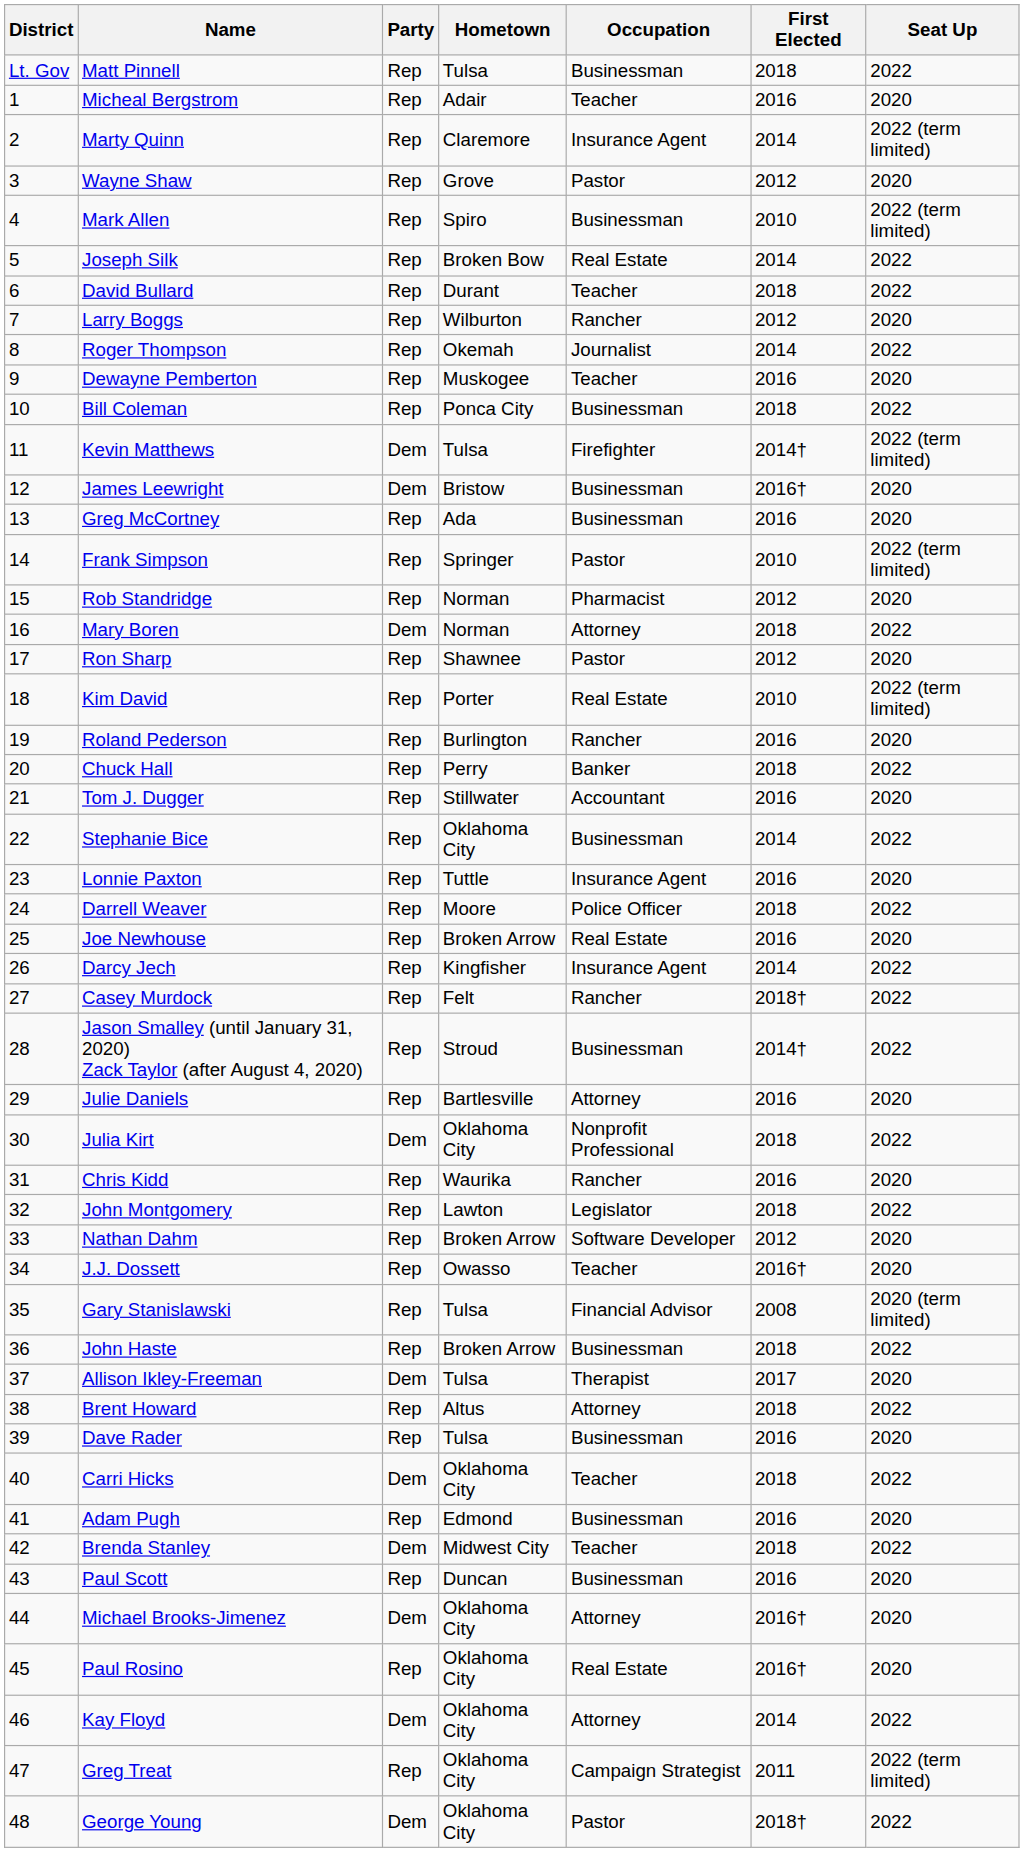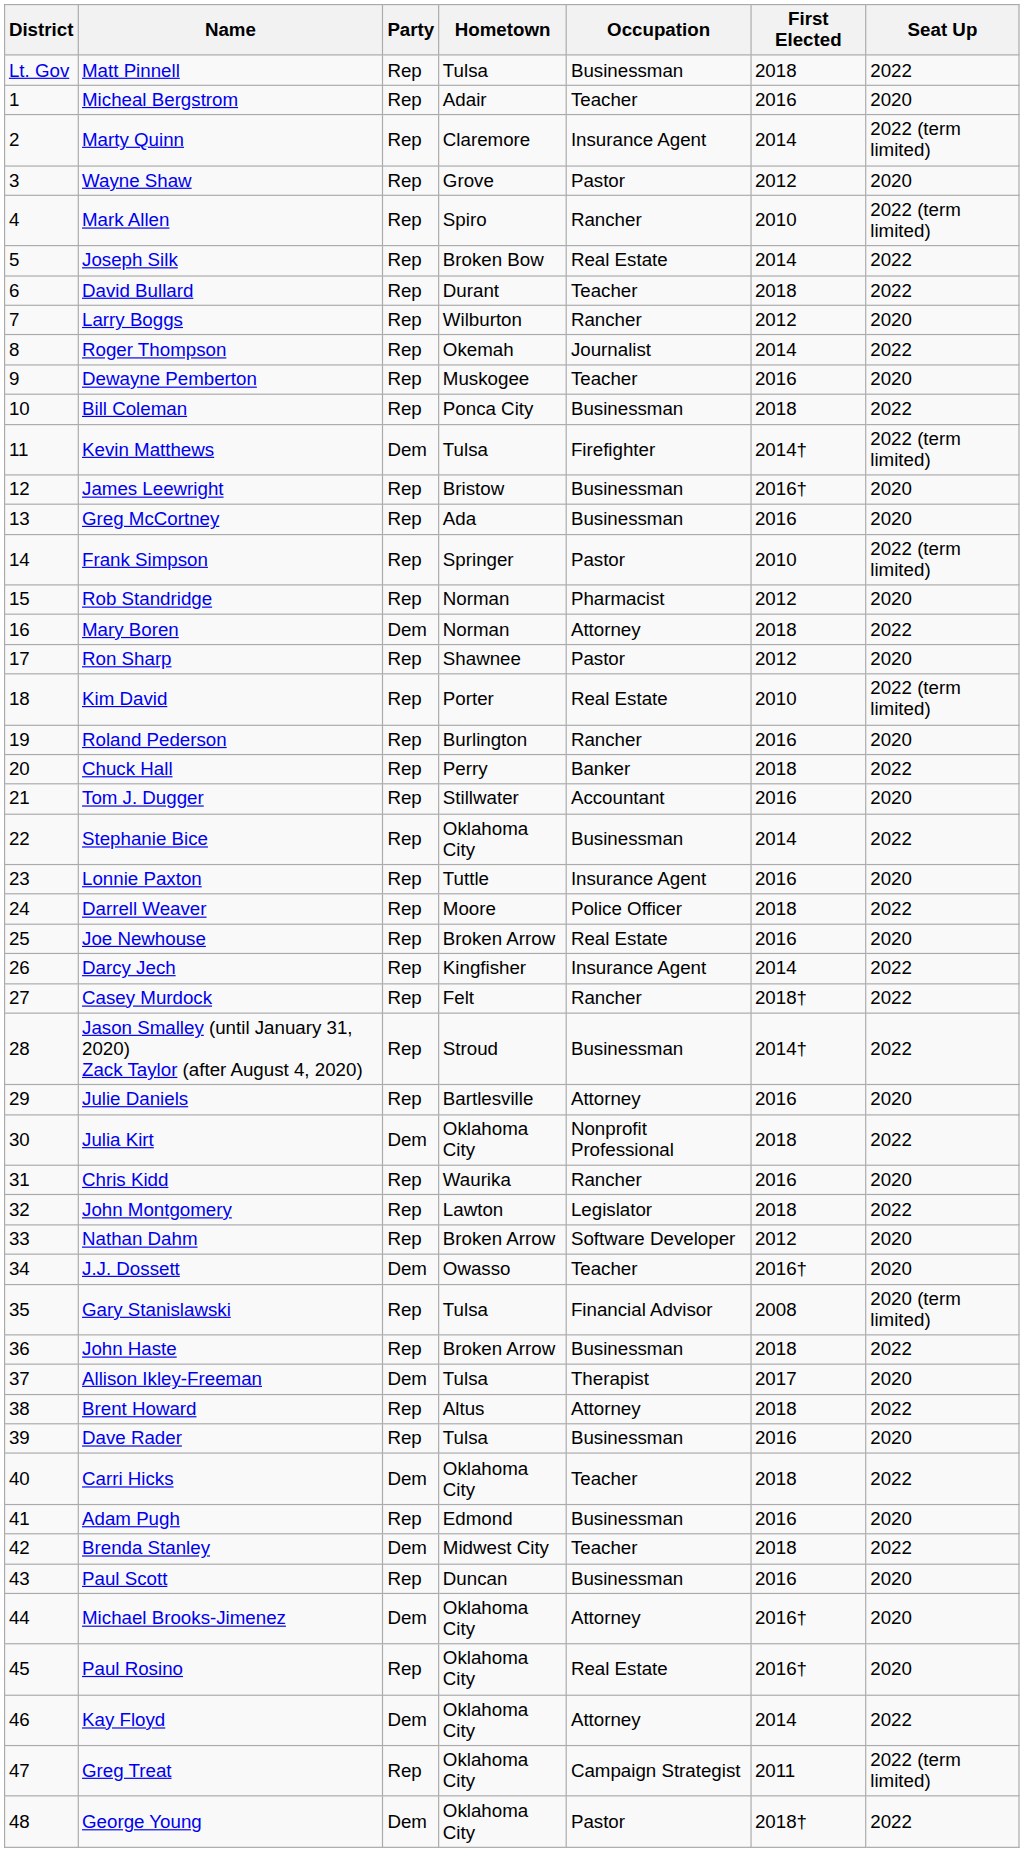(627, 220) Businessman -> (606, 220) Rancher
(407, 489) Dem -> (405, 489) Rep
(405, 1269) Rep -> (407, 1269) Dem
